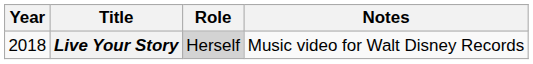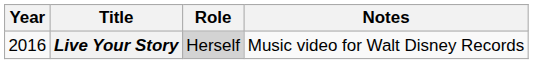(27, 44) 2018 -> (27, 44) 2016
